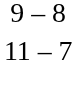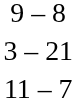+ row: (38, 50)
